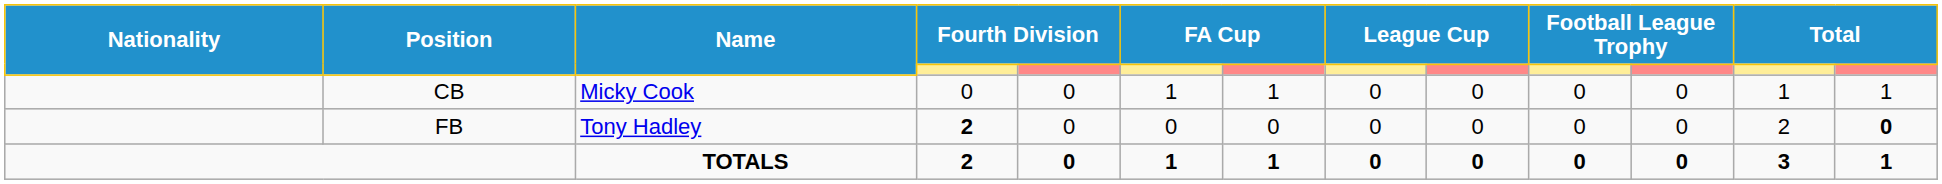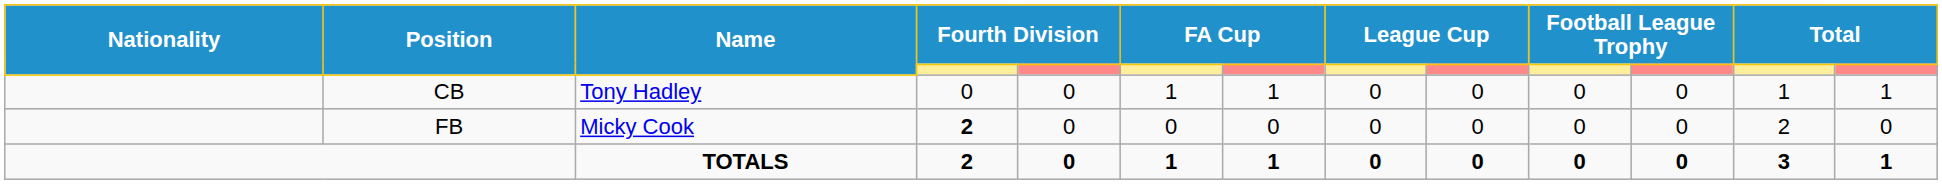(637, 92) Micky Cook -> (641, 92) Tony Hadley
(641, 127) Tony Hadley -> (637, 127) Micky Cook
(1886, 127) bold -> (1886, 127) normal
